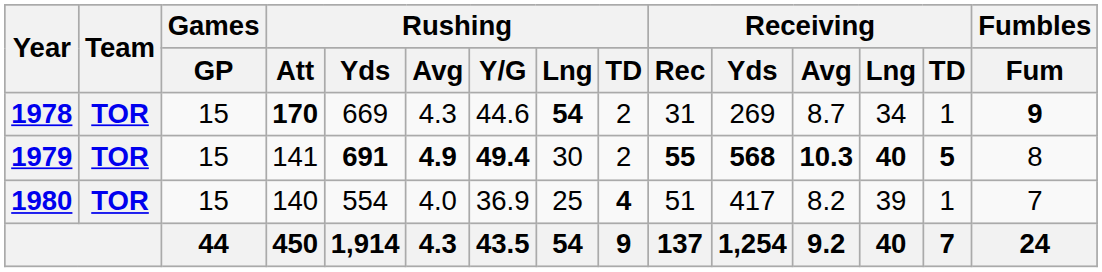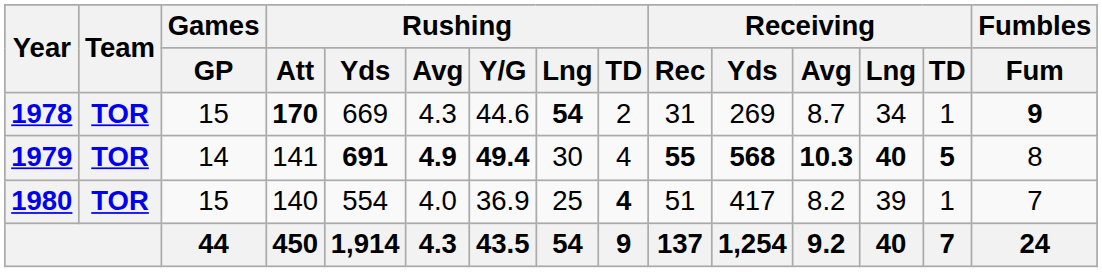(214, 157) 15 -> (214, 157) 14
(624, 157) 2 -> (624, 157) 4
